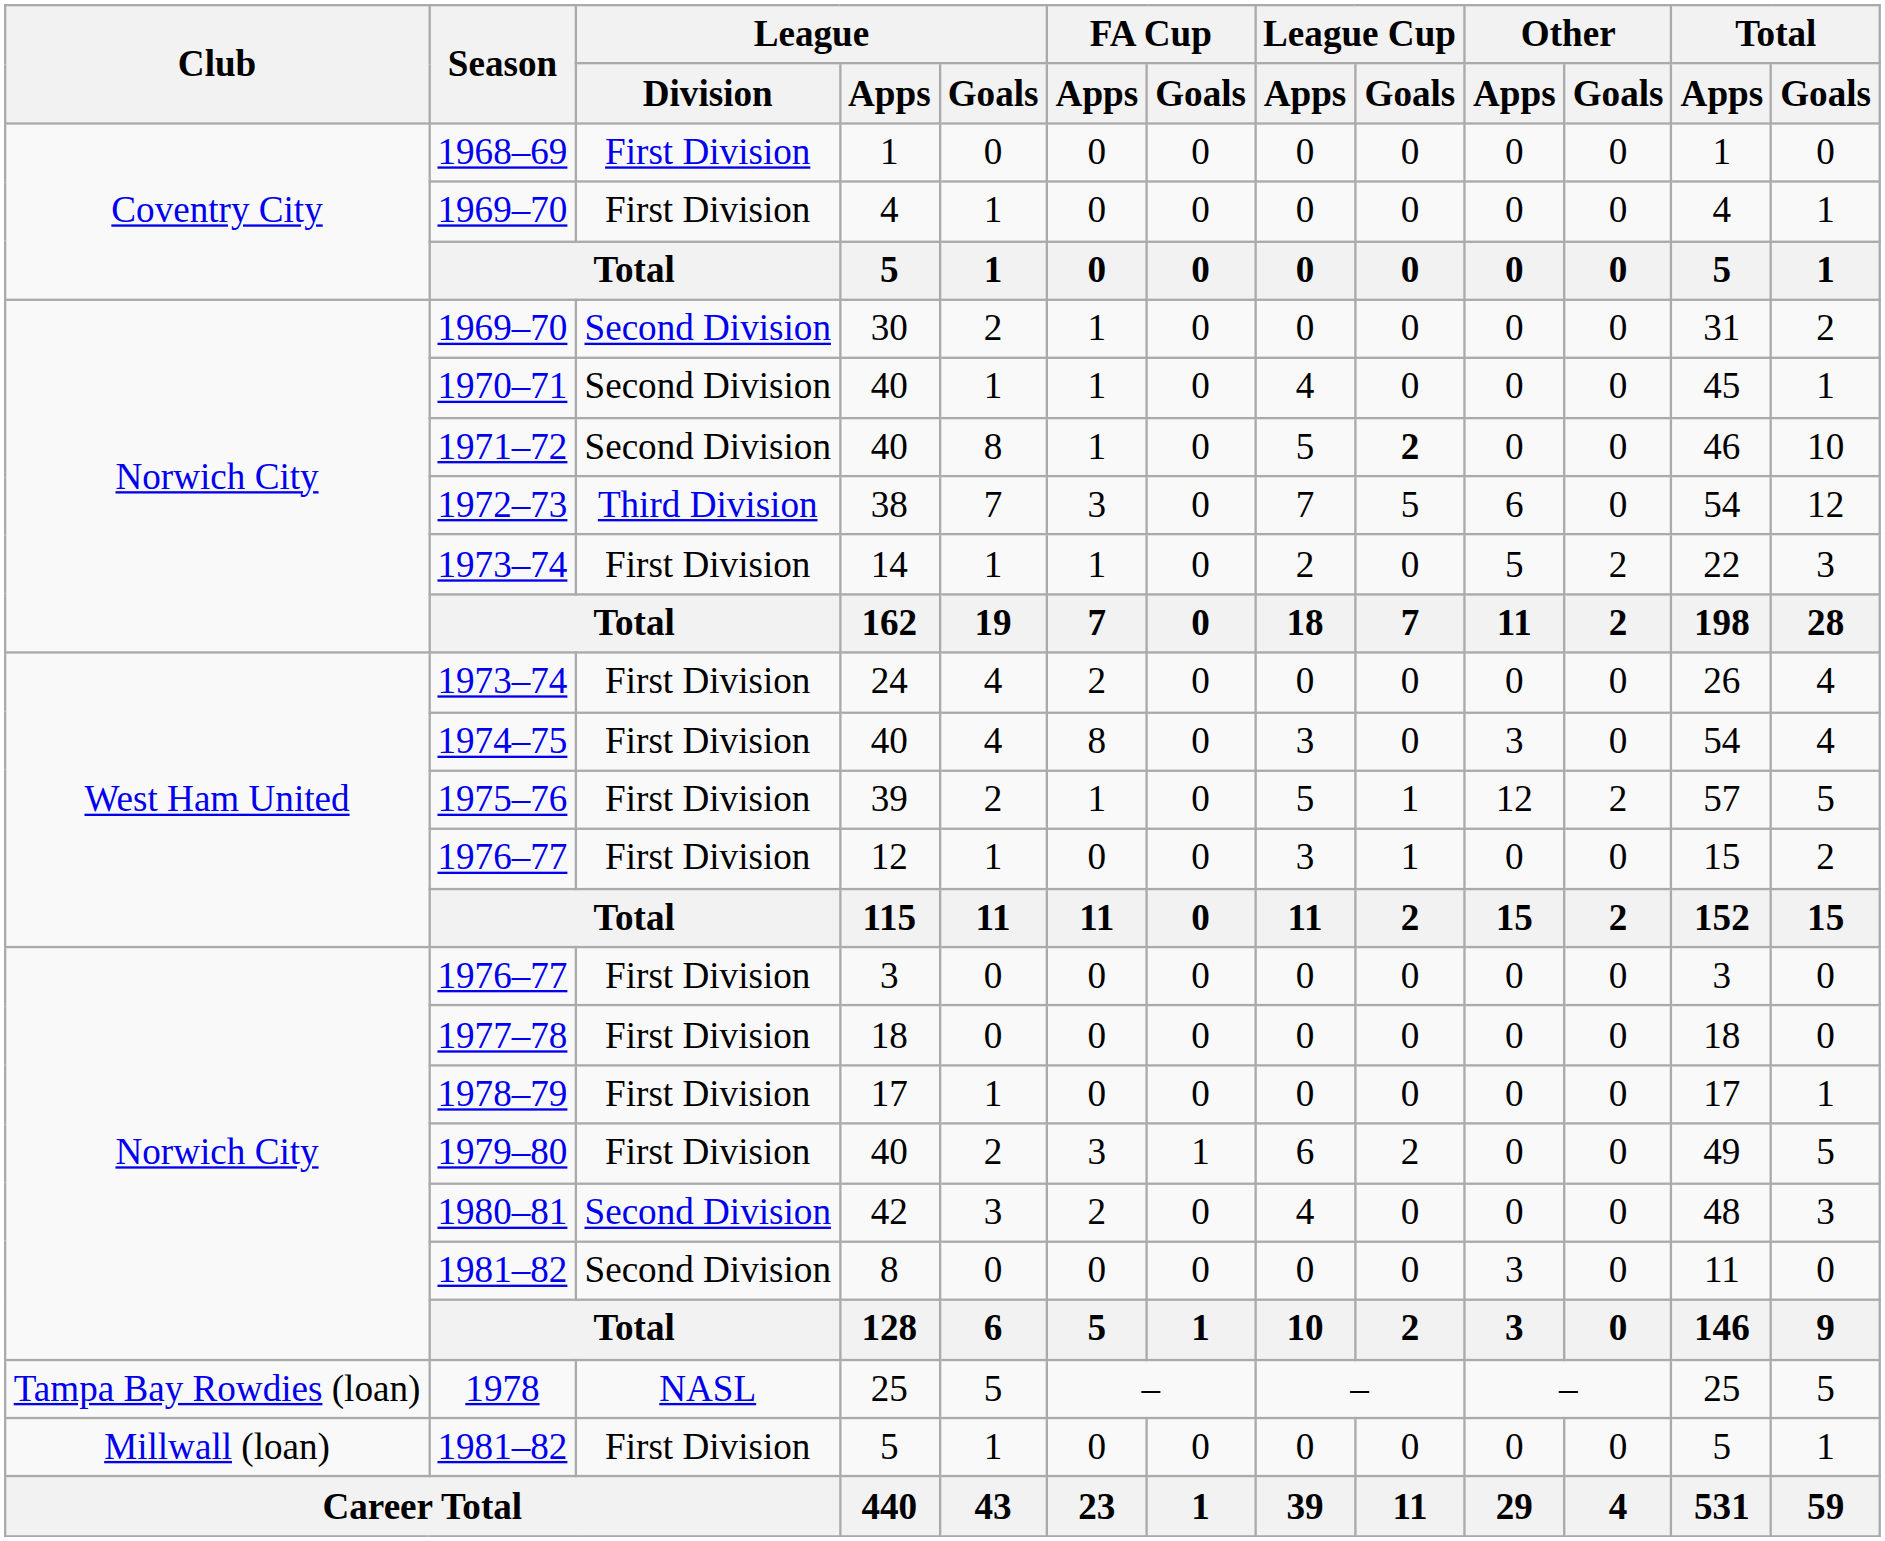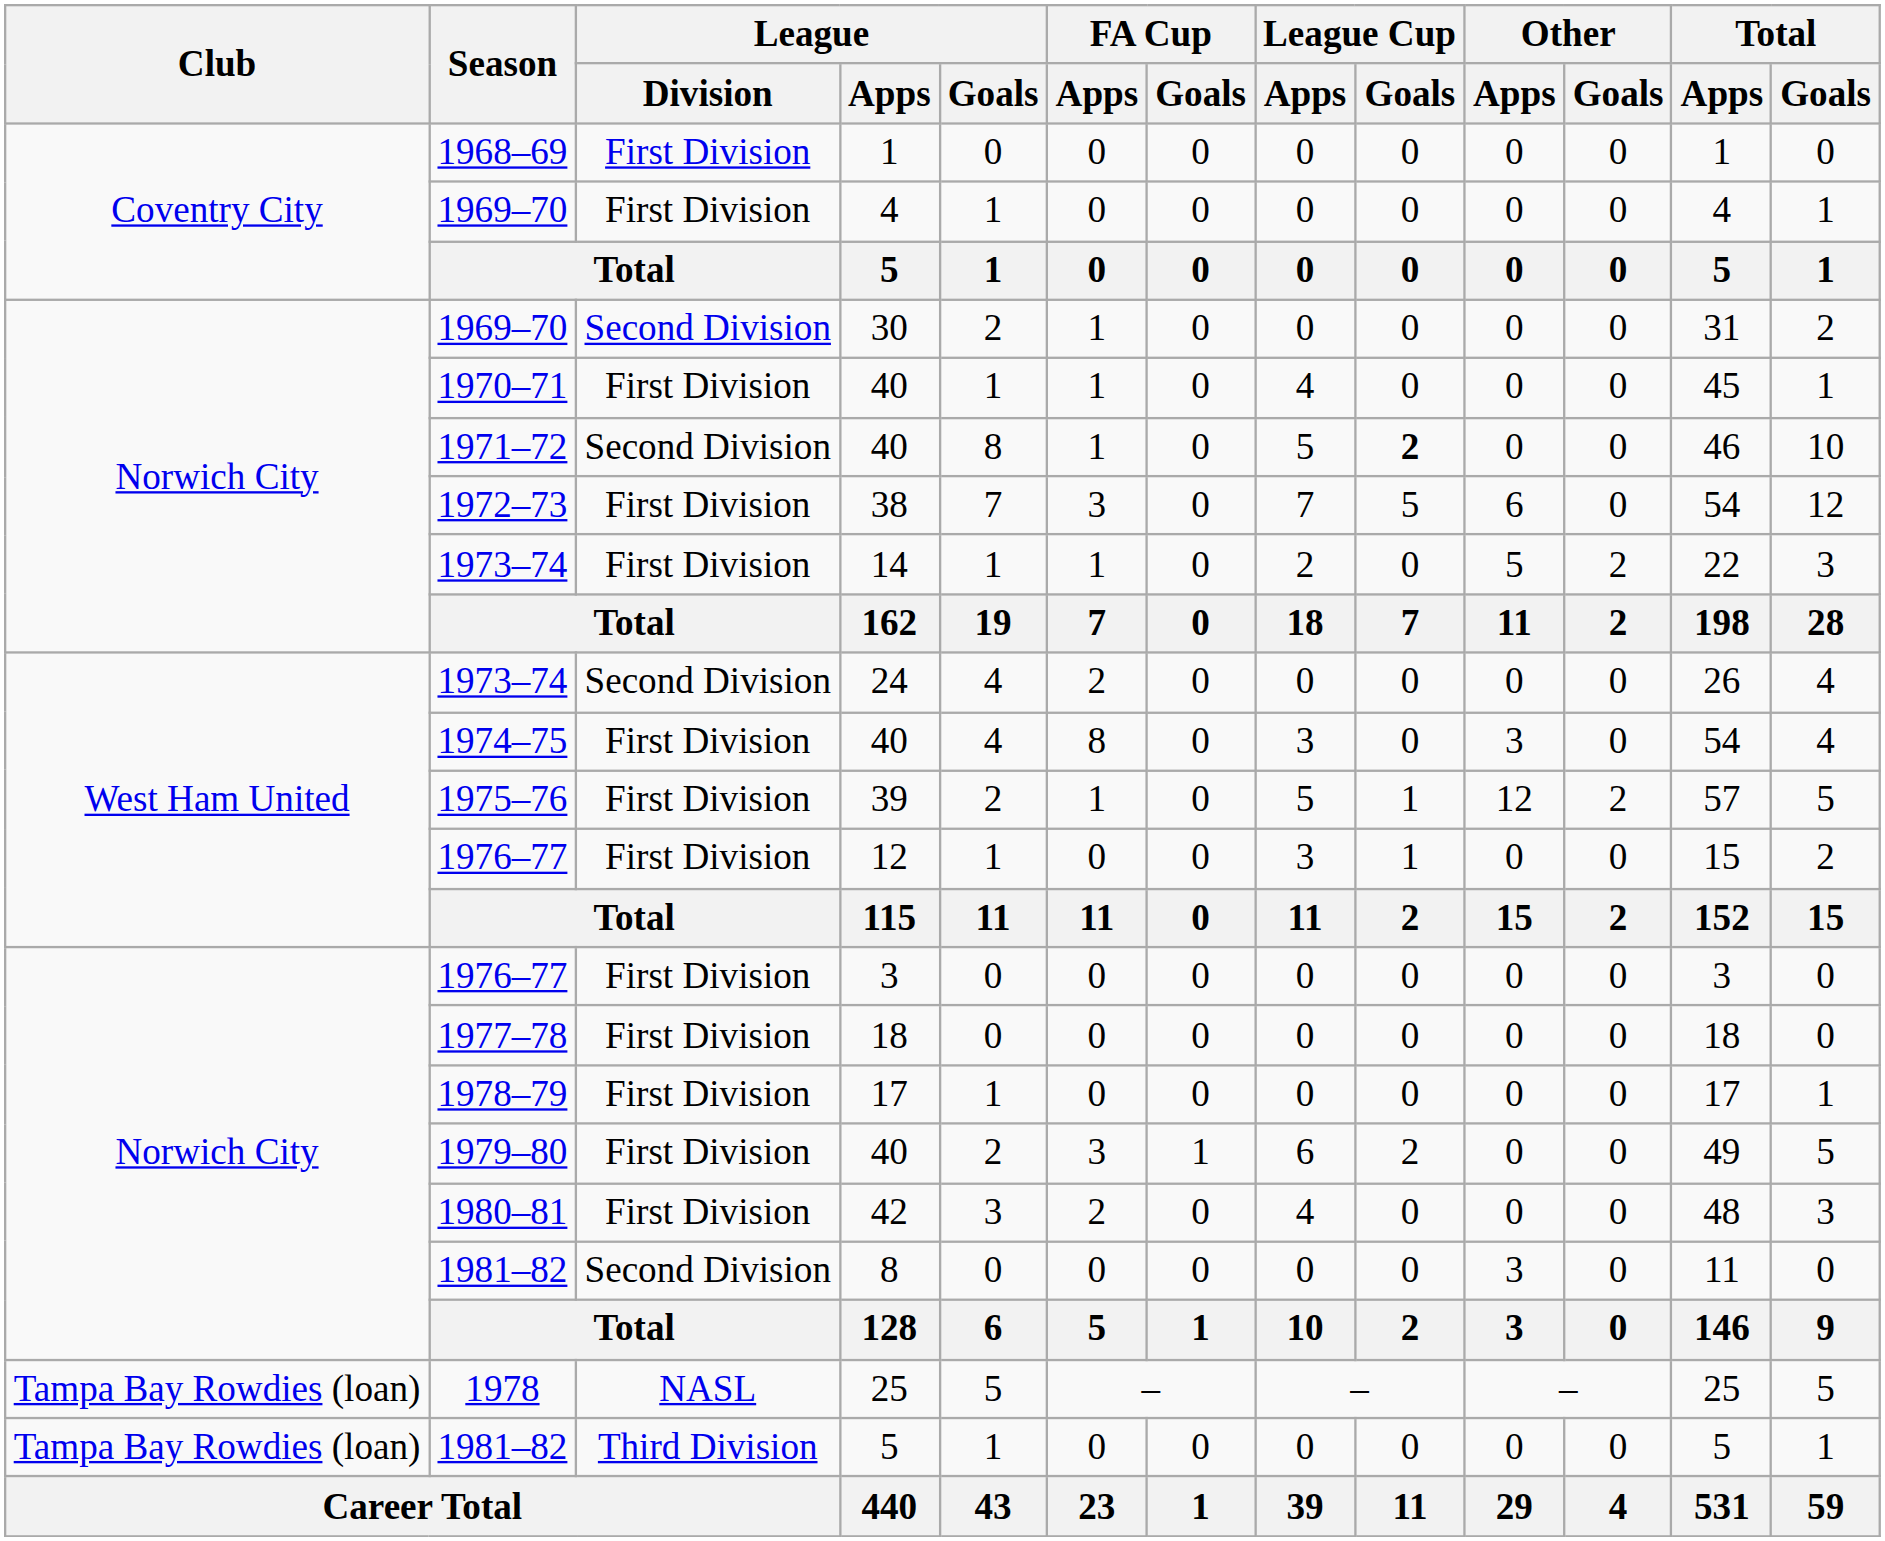(708, 387) Second Division -> (708, 387) First Division
(708, 504) Third Division -> (708, 504) First Division
(708, 681) First Division -> (708, 681) Second Division
(708, 1211) Second Division -> (708, 1211) First Division
(217, 1446) Millwall (loan) -> (217, 1446) Tampa Bay Rowdies (loan)
(708, 1446) First Division -> (708, 1446) Third Division
